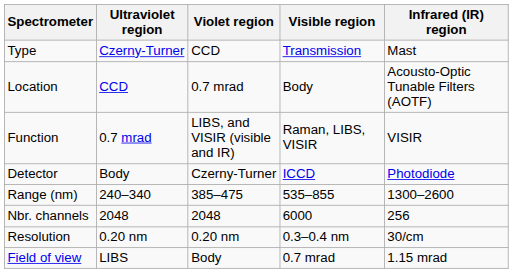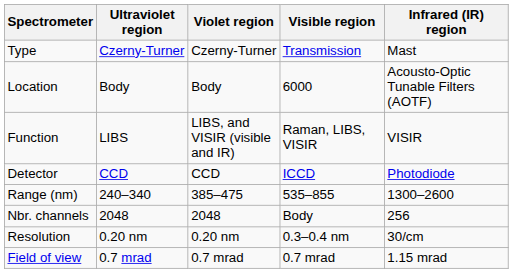(206, 51) CCD -> (234, 51) Czerny-Turner
(114, 87) CCD -> (114, 87) Body
(217, 87) 0.7 mrad -> (206, 87) Body
(298, 87) Body -> (297, 87) 6000
(125, 137) 0.7 mrad -> (114, 137) LIBS
(114, 173) Body -> (114, 173) CCD
(234, 173) Czerny-Turner -> (206, 173) CCD
(297, 216) 6000 -> (298, 216) Body
(114, 258) LIBS -> (125, 258) 0.7 mrad
(206, 258) Body -> (217, 258) 0.7 mrad
